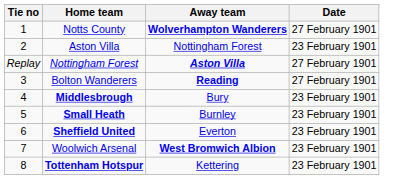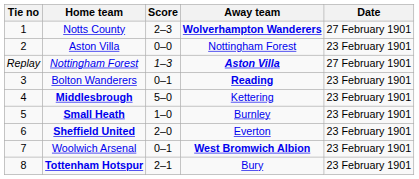+ column: (163, 13)
(334, 81) 27 February 1901 -> (369, 81) 23 February 1901
(218, 98) Bury -> (252, 98) Kettering
(218, 166) Kettering -> (252, 166) Bury
